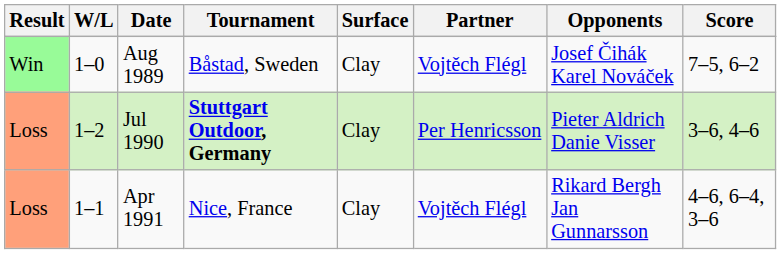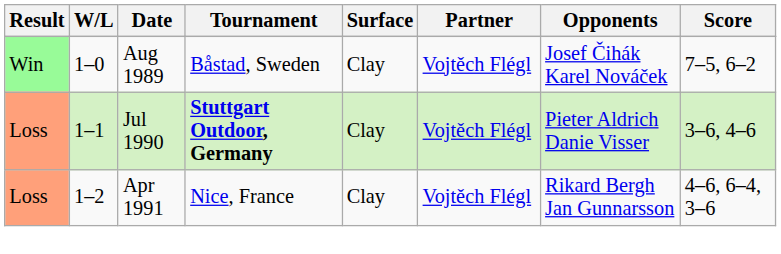(89, 130) 1–2 -> (89, 130) 1–1
(480, 130) Per Henricsson -> (477, 130) Vojtěch Flégl
(89, 208) 1–1 -> (89, 197) 1–2
